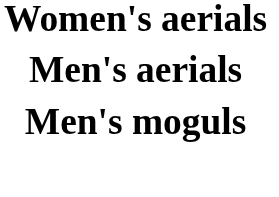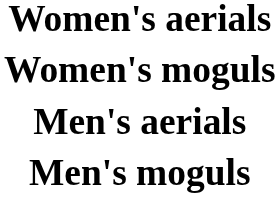+ row: (140, 69)
